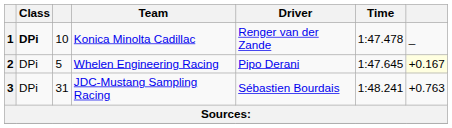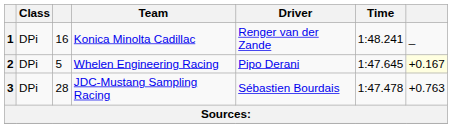(29, 38) bold -> (28, 38) normal
(62, 38) 10 -> (62, 38) 16
(381, 38) 1:47.478 -> (381, 38) 1:48.241
(62, 89) 31 -> (62, 89) 28
(381, 89) 1:48.241 -> (381, 89) 1:47.478
